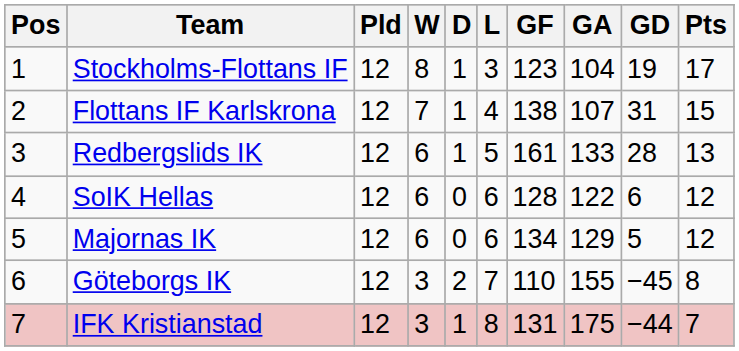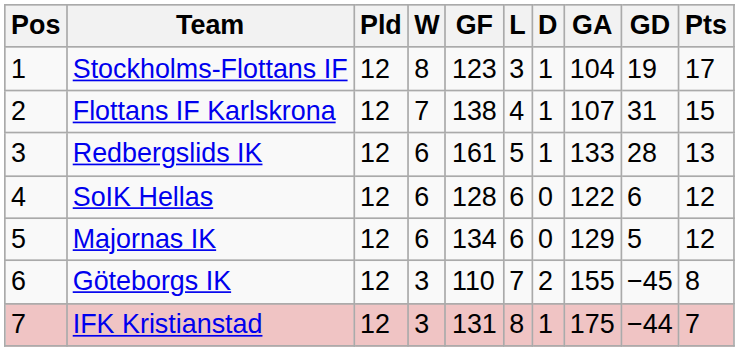columns swapped: (462, 25) <-> (535, 25)
